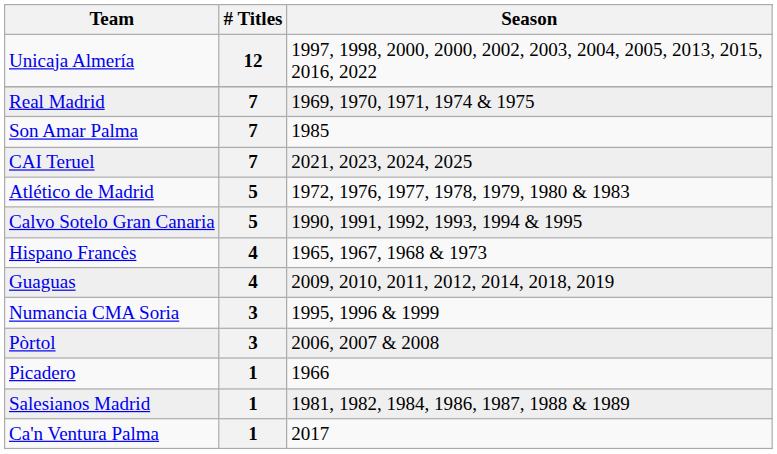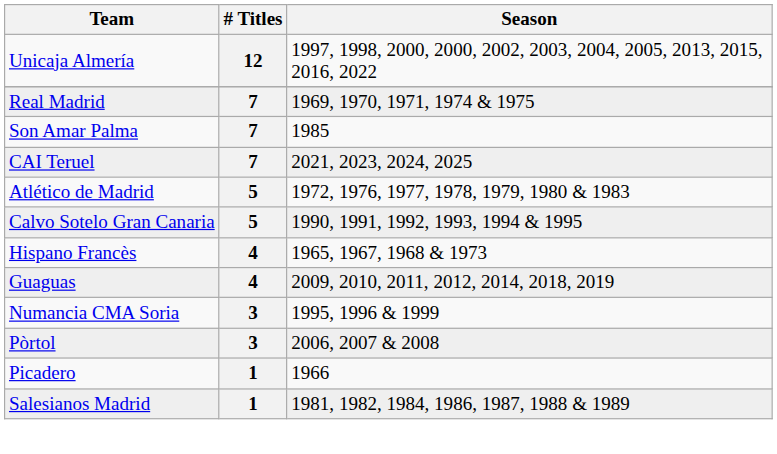- row: (84, 433)
